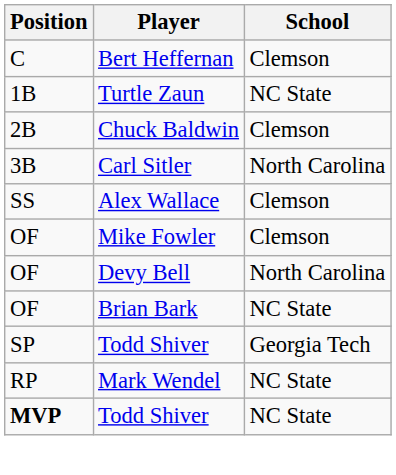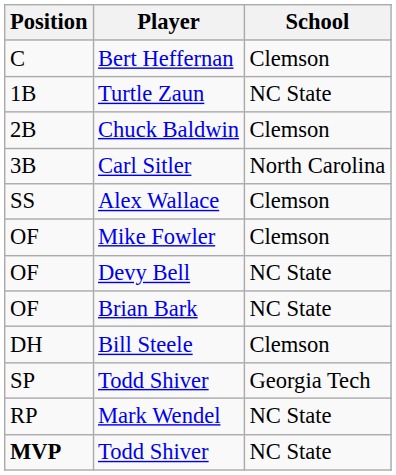(317, 272) North Carolina -> (290, 272) NC State
+ row: (26, 344)
